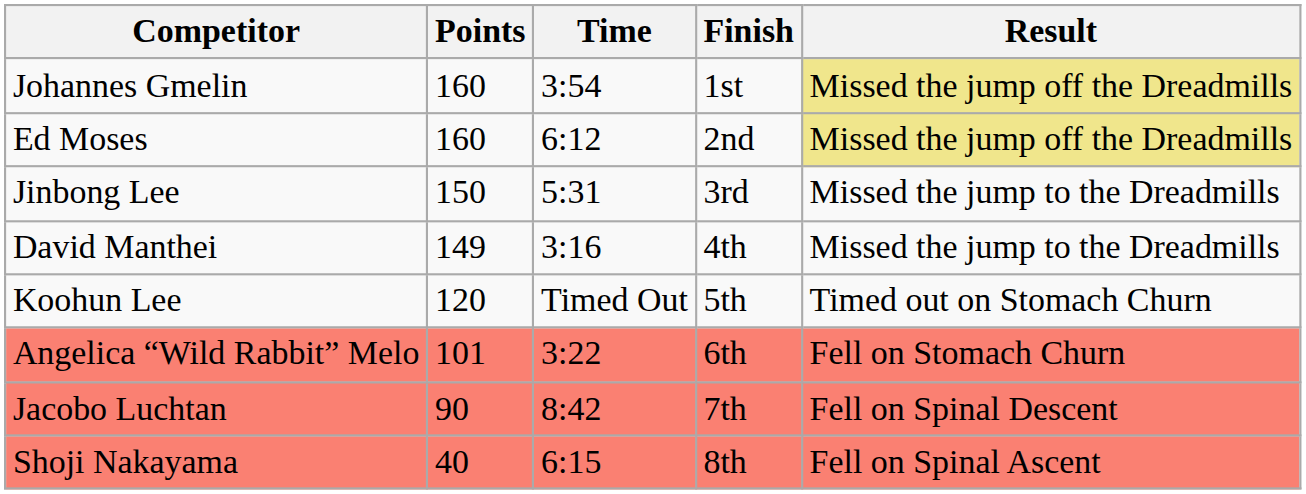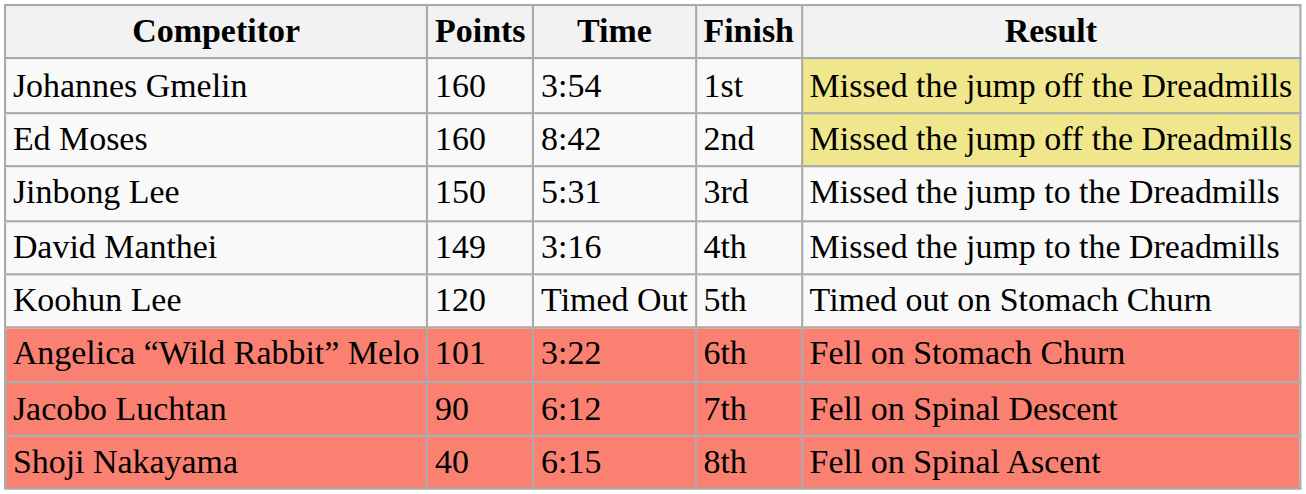(571, 138) 6:12 -> (571, 138) 8:42
(571, 407) 8:42 -> (571, 407) 6:12
